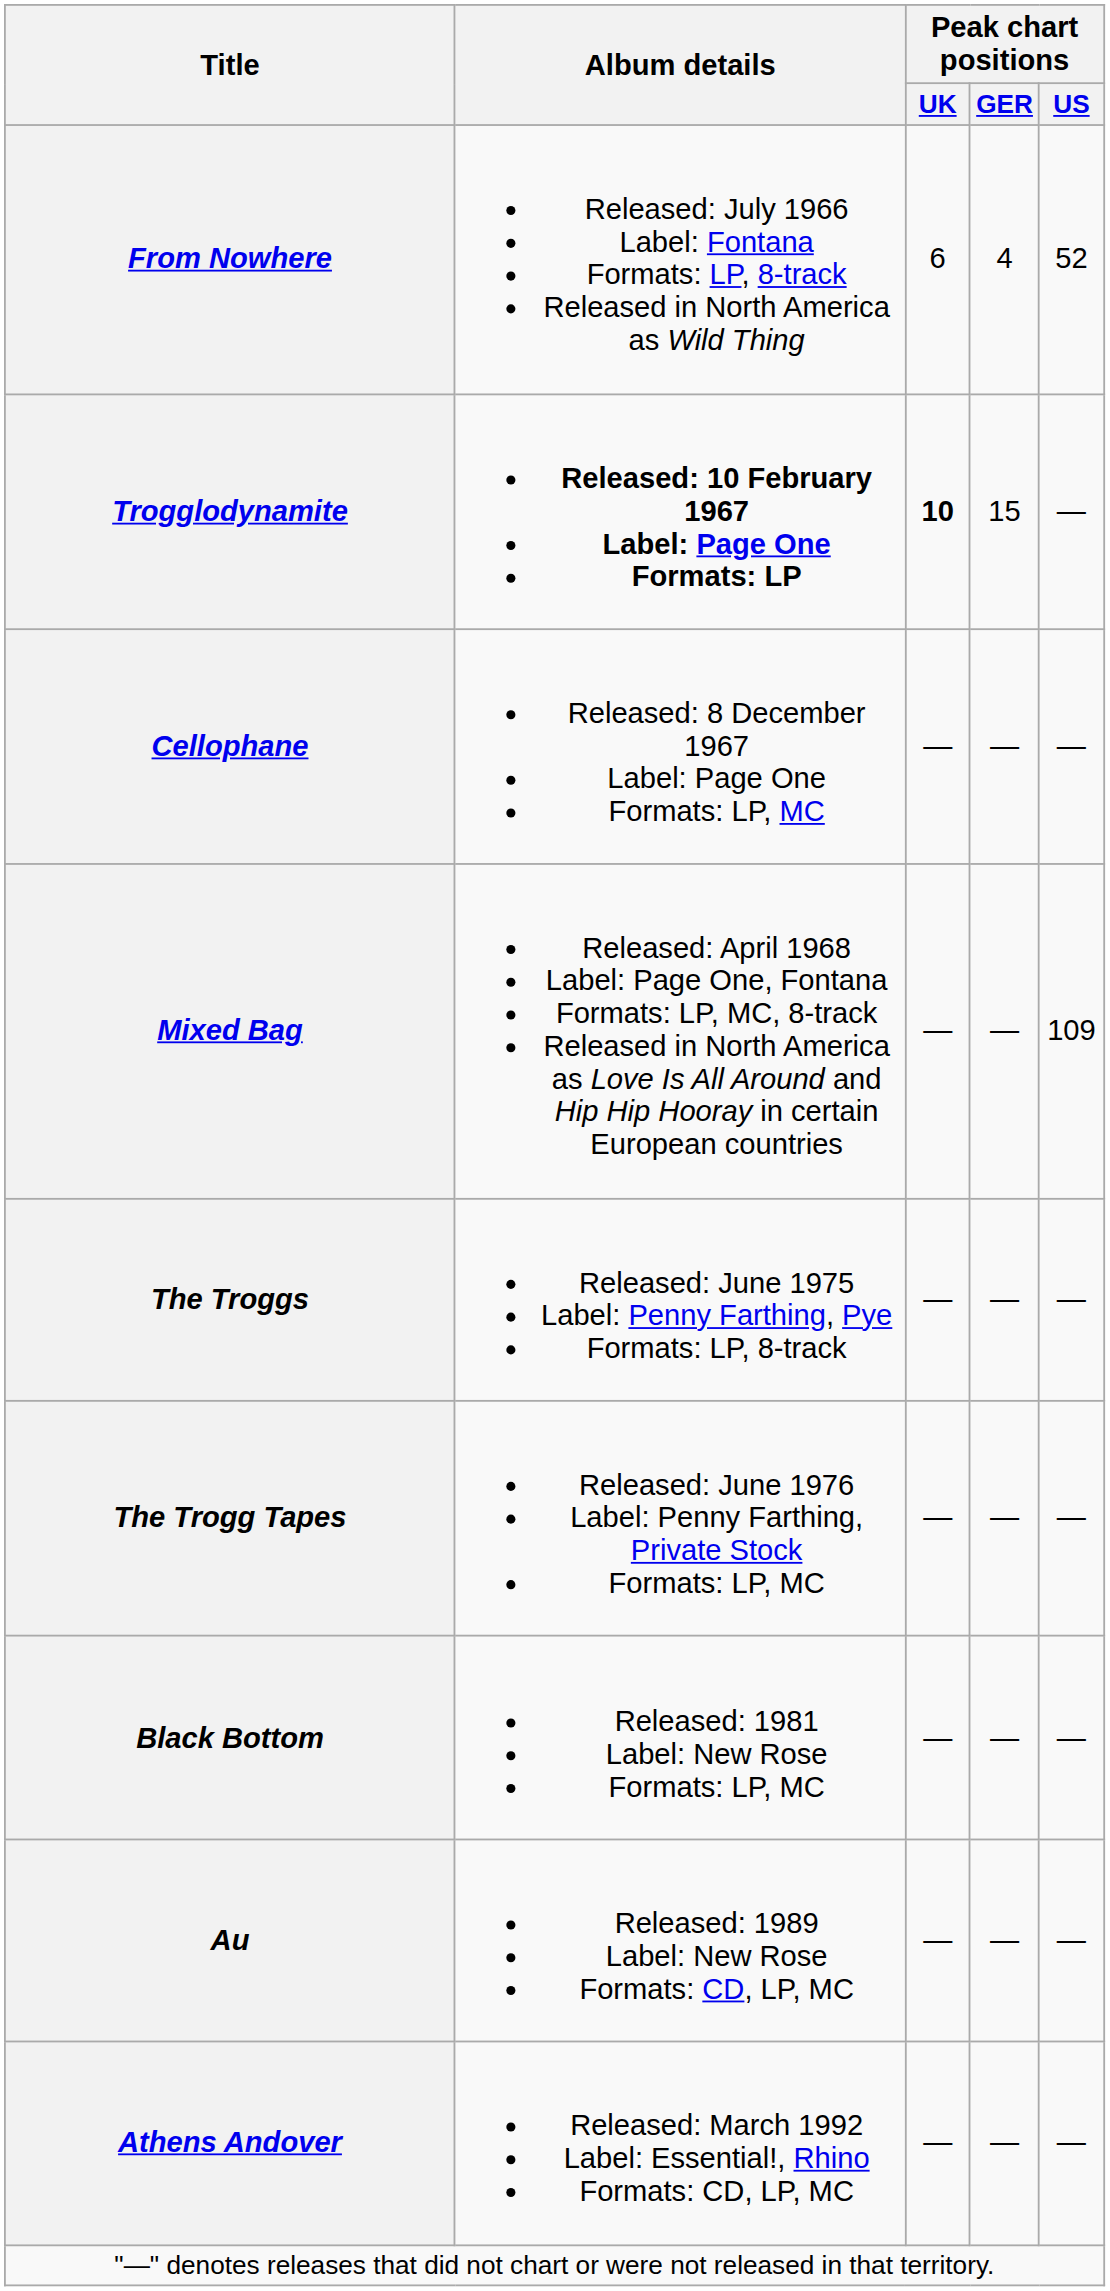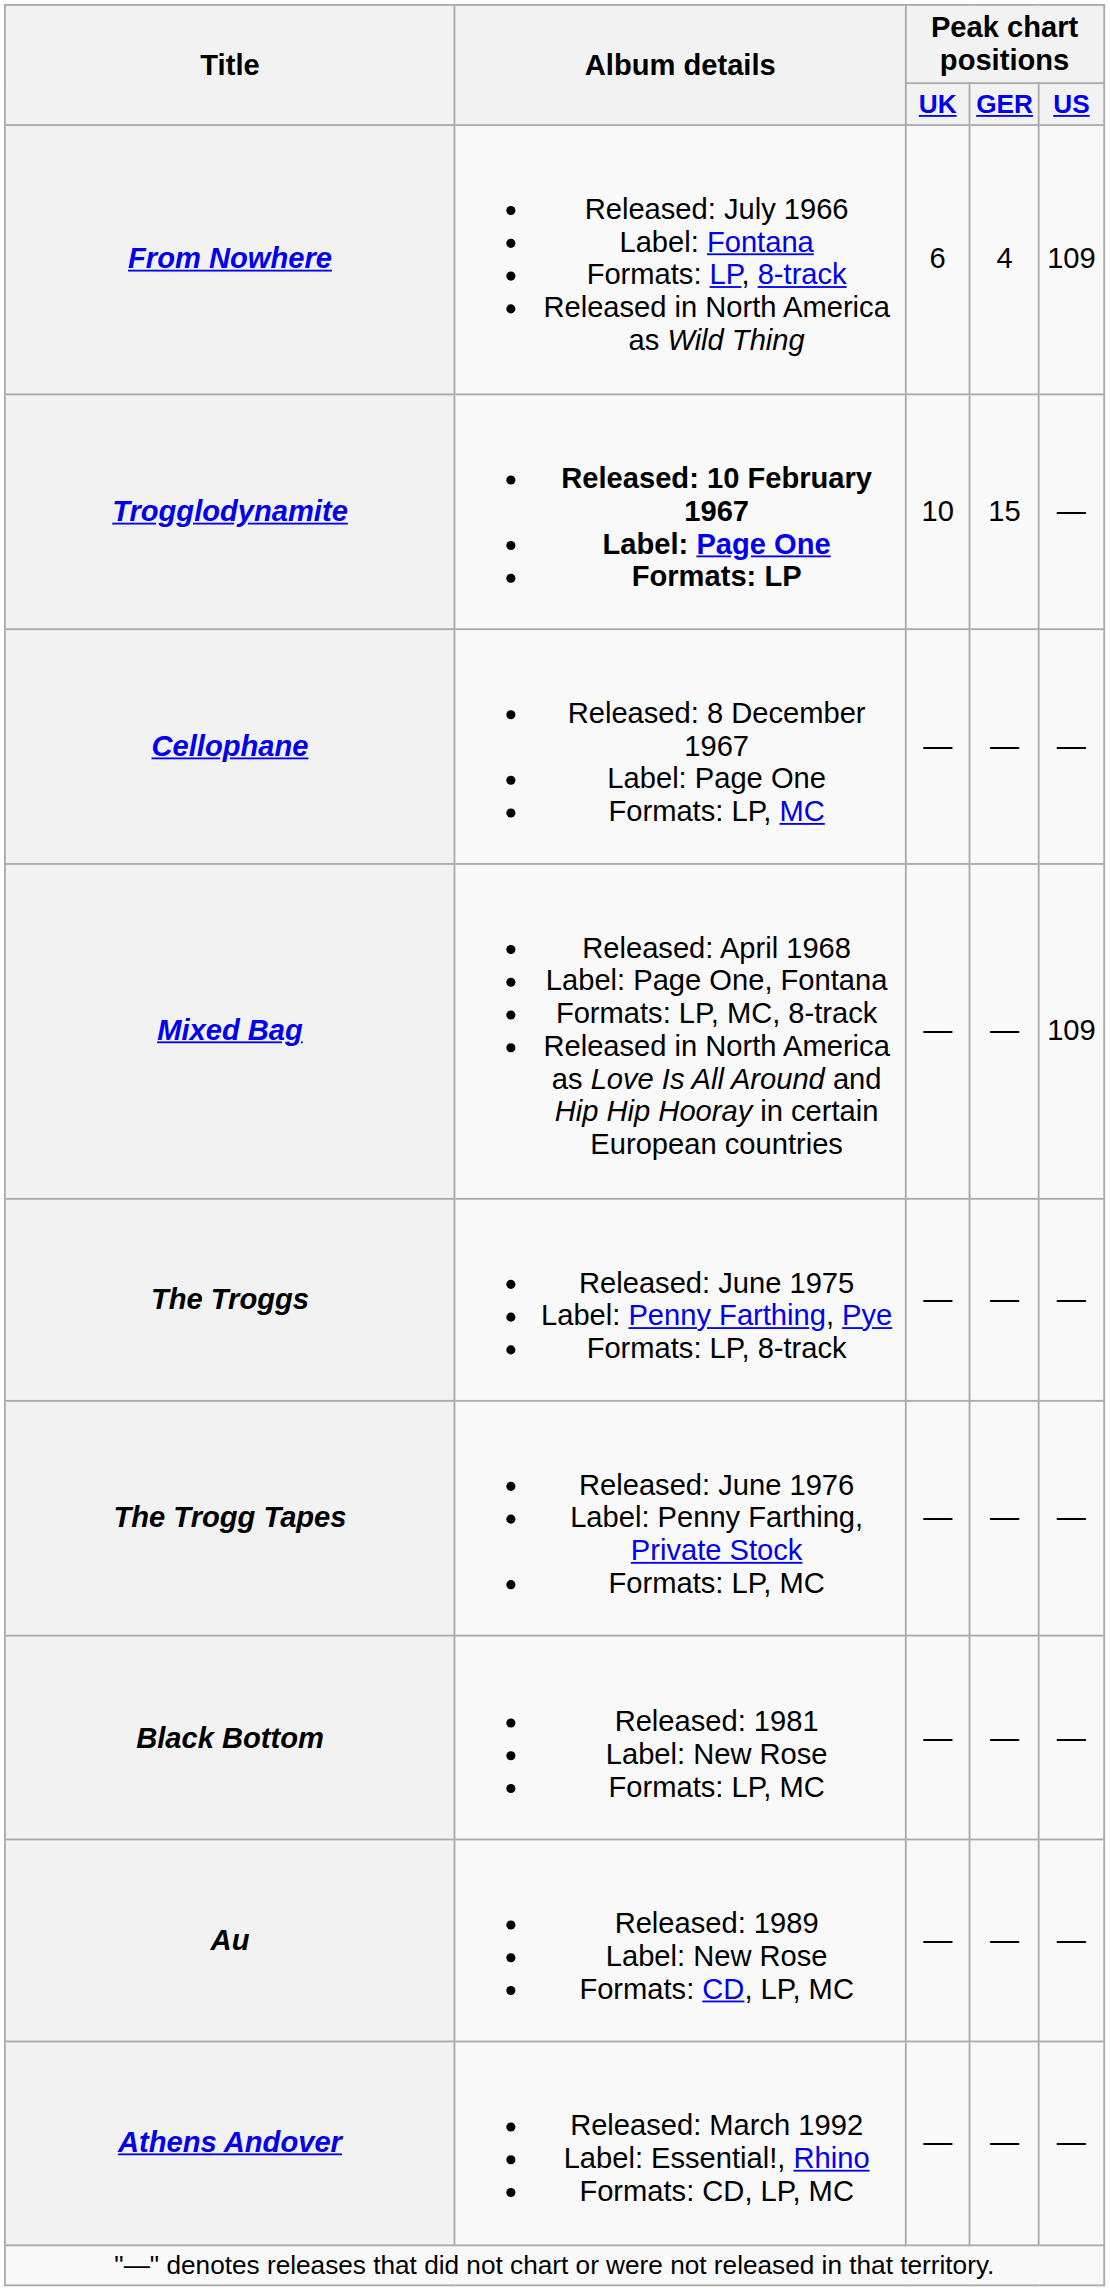(1071, 258) 52 -> (1071, 258) 109
(938, 510) bold -> (938, 510) normal
